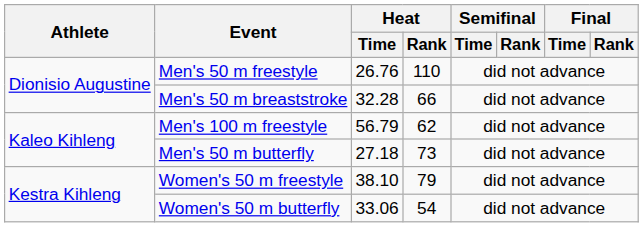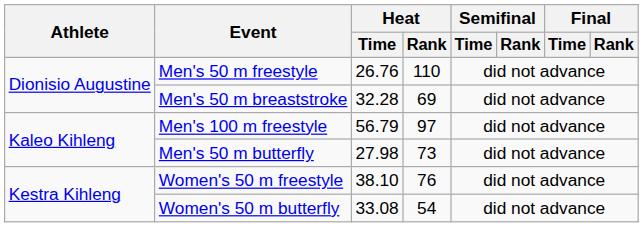(427, 99) 66 -> (427, 99) 69
(427, 126) 62 -> (427, 126) 97
(377, 154) 27.18 -> (377, 154) 27.98
(427, 181) 79 -> (427, 181) 76
(377, 208) 33.06 -> (377, 208) 33.08
